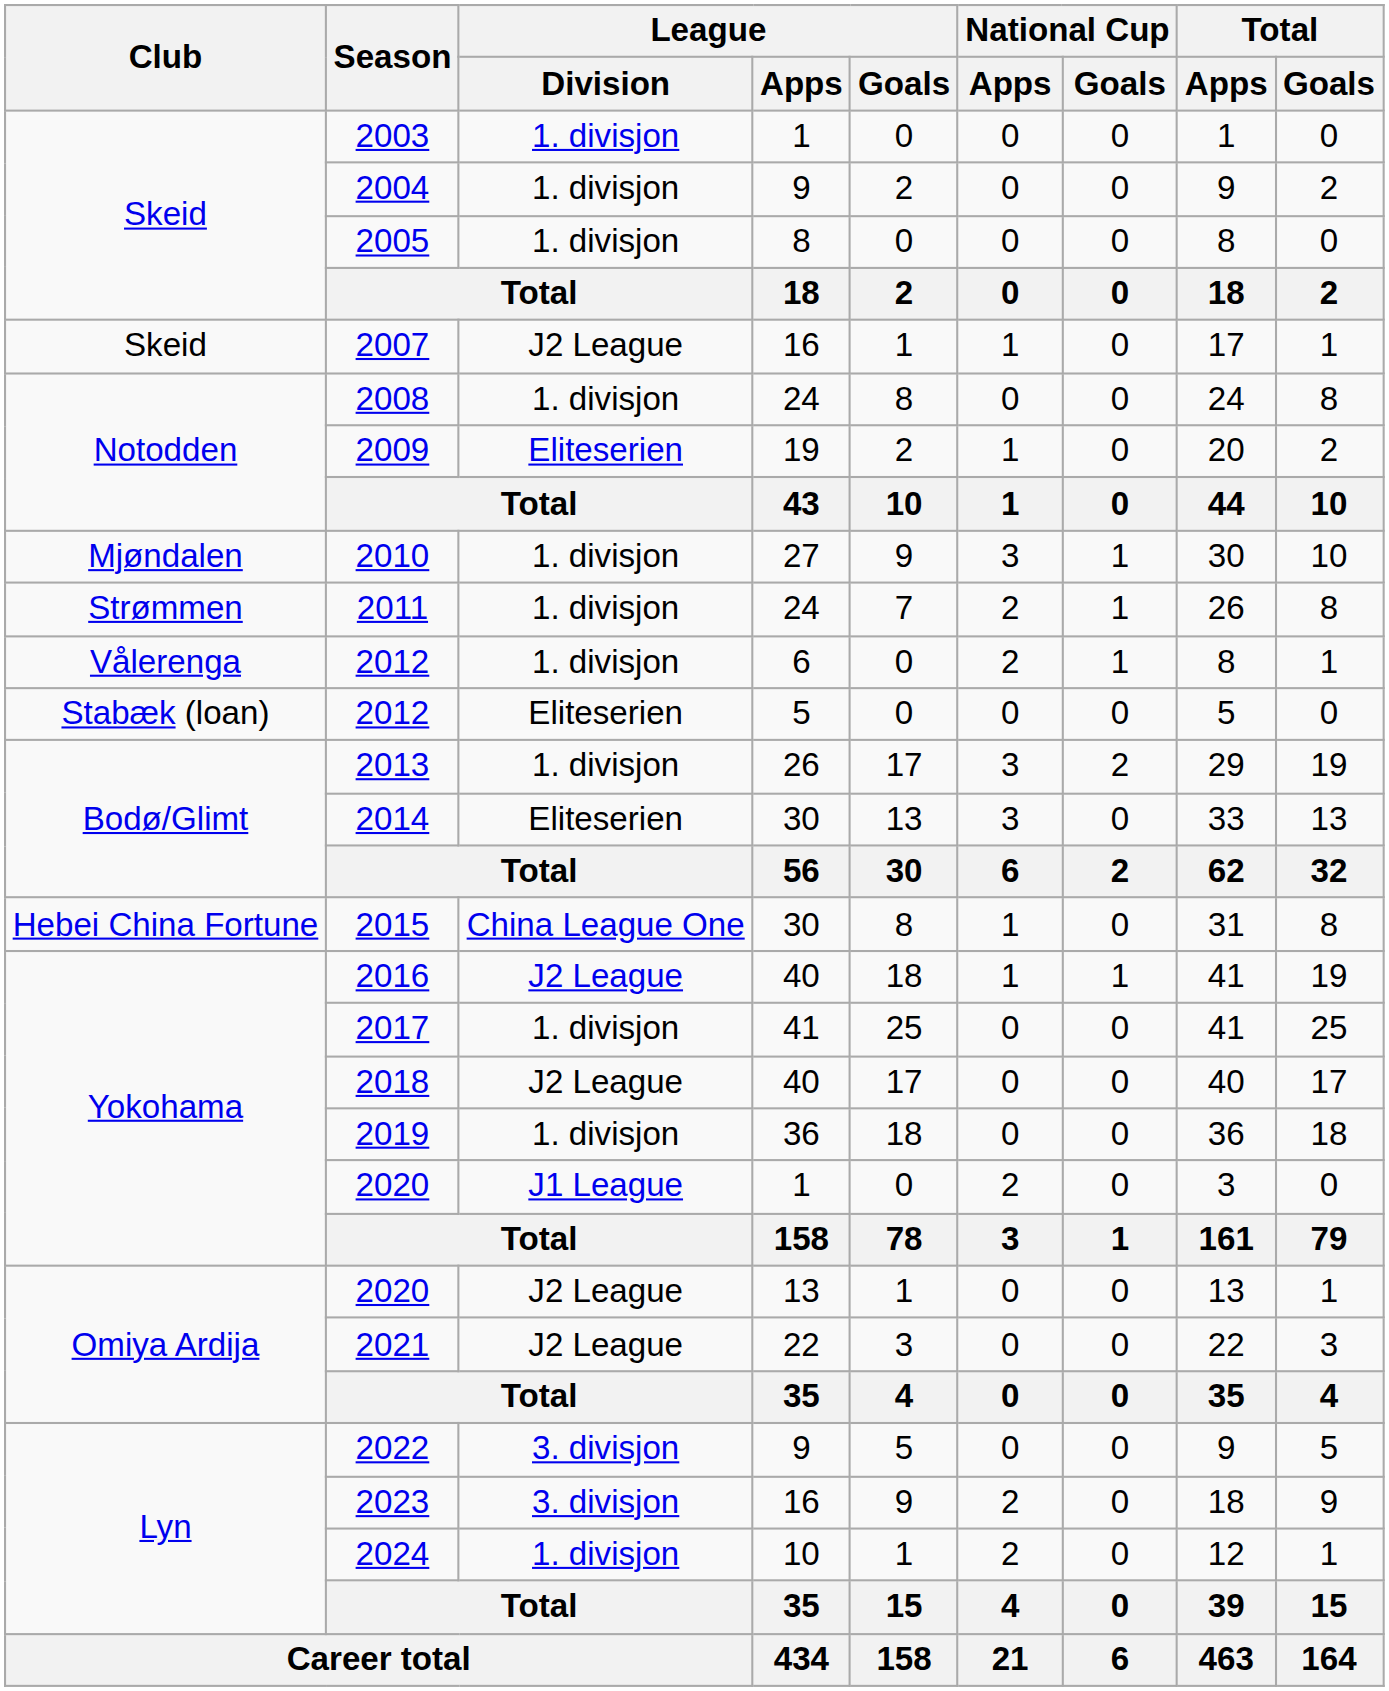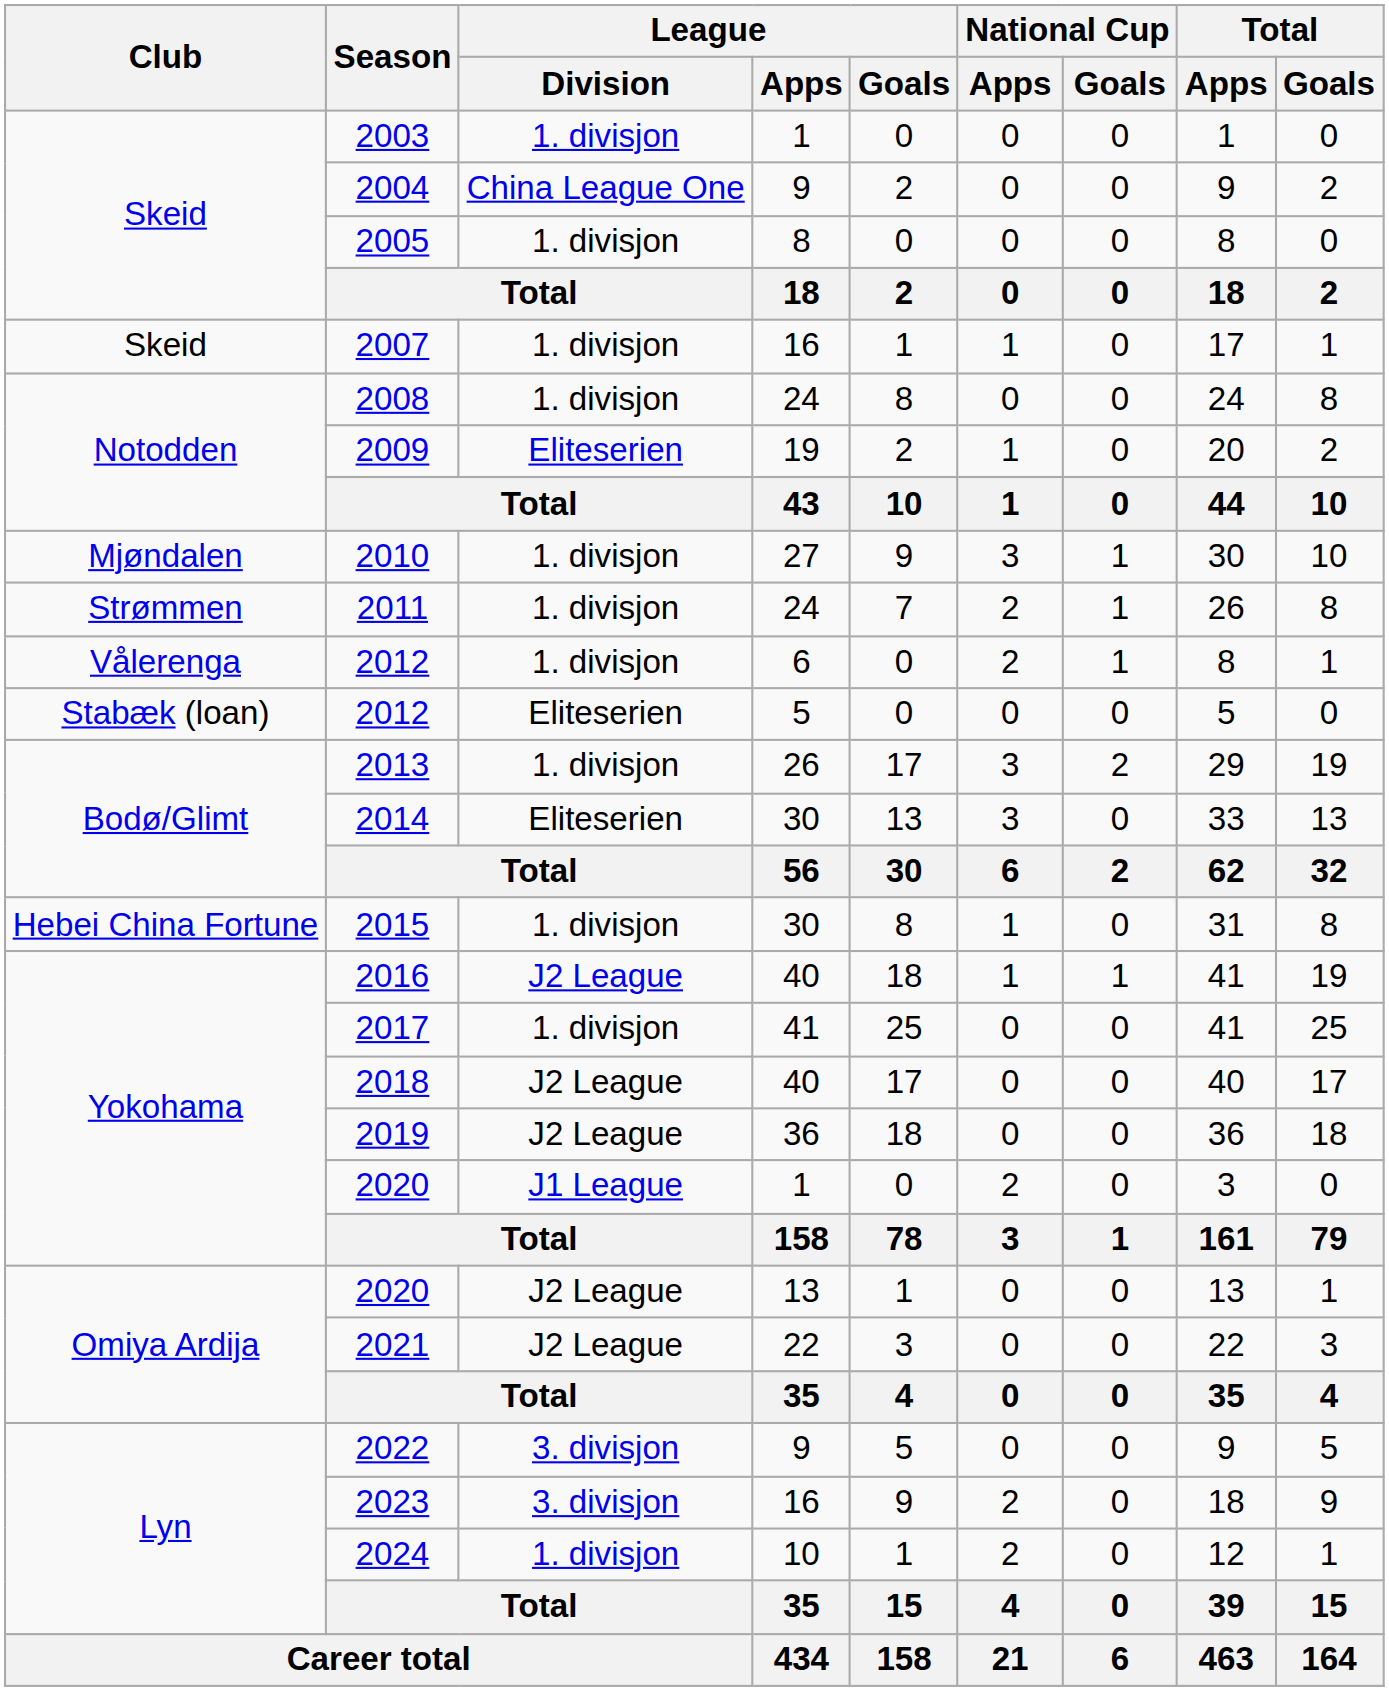(606, 188) 1. divisjon -> (606, 188) China League One
(606, 345) J2 League -> (606, 345) 1. divisjon
(606, 923) China League One -> (606, 923) 1. divisjon
(606, 1133) 1. divisjon -> (606, 1133) J2 League
